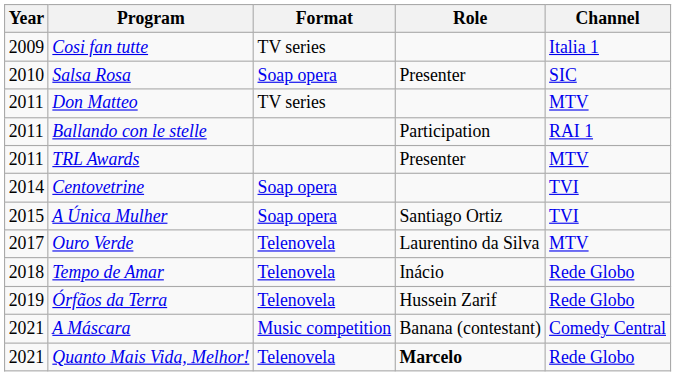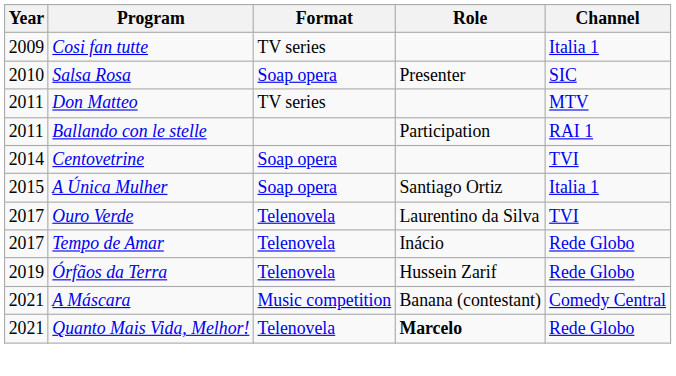- row: (96, 159)
(564, 215) TVI -> (574, 187) Italia 1
(569, 243) MTV -> (564, 215) TVI
(26, 272) 2018 -> (26, 243) 2017
